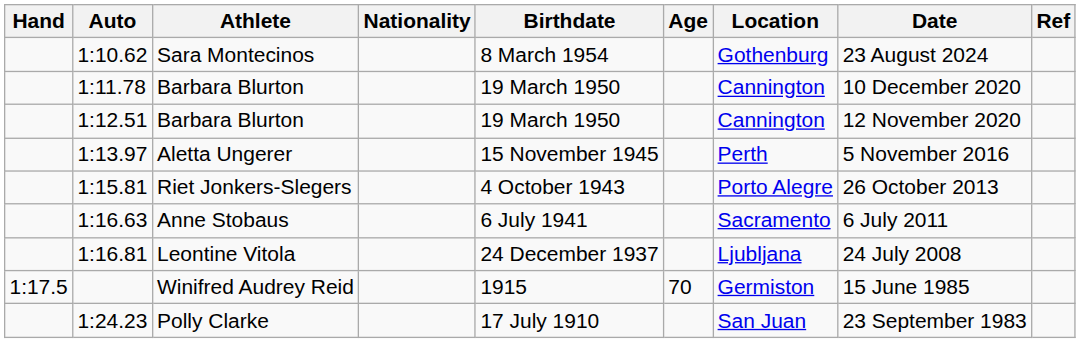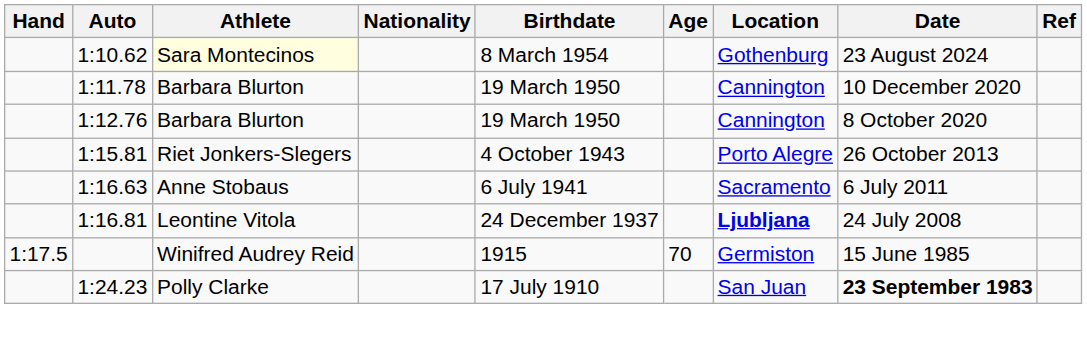(236, 54) no background -> (236, 54) lightyellow background
- row: (112, 120)
+ row: (112, 120)
- row: (112, 154)
(760, 253) normal -> (764, 220) bold
(935, 320) normal -> (938, 287) bold
